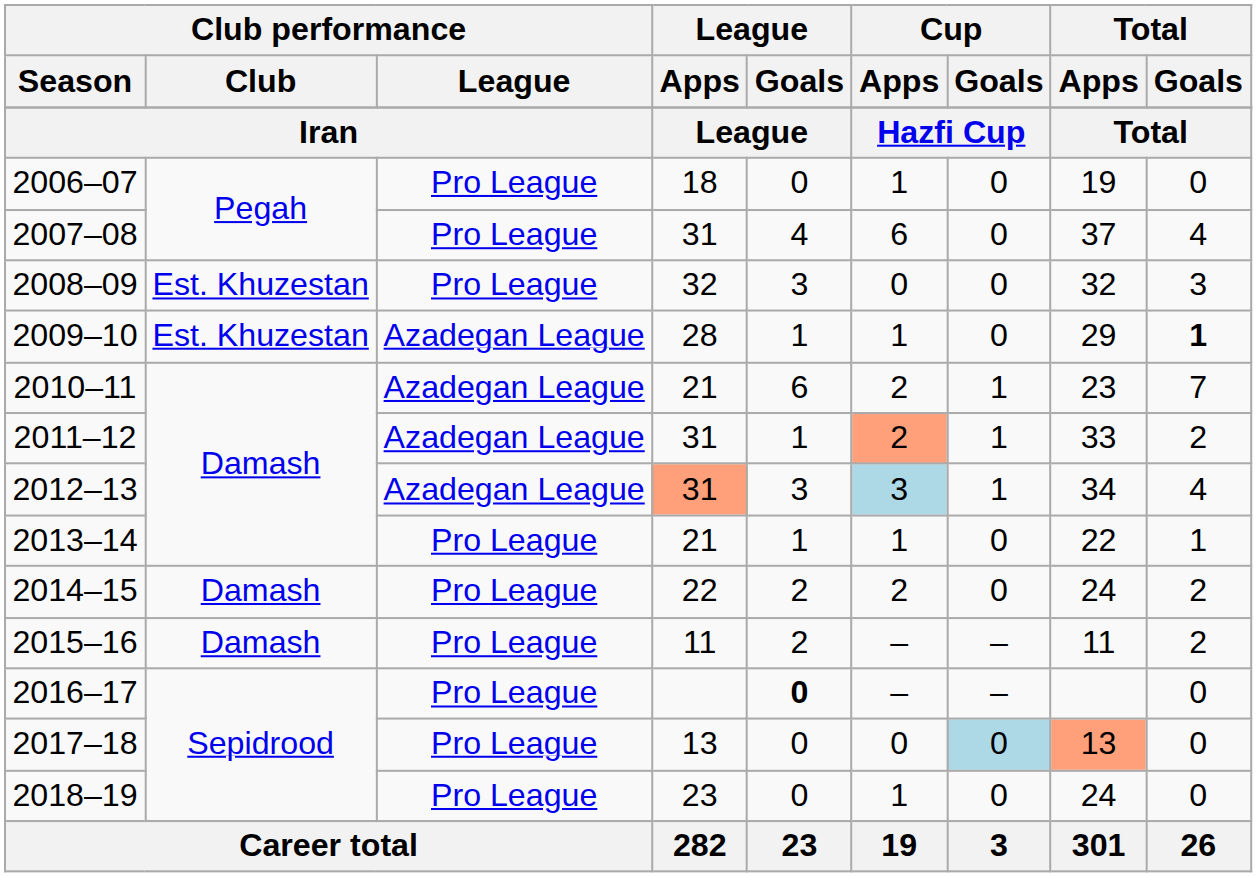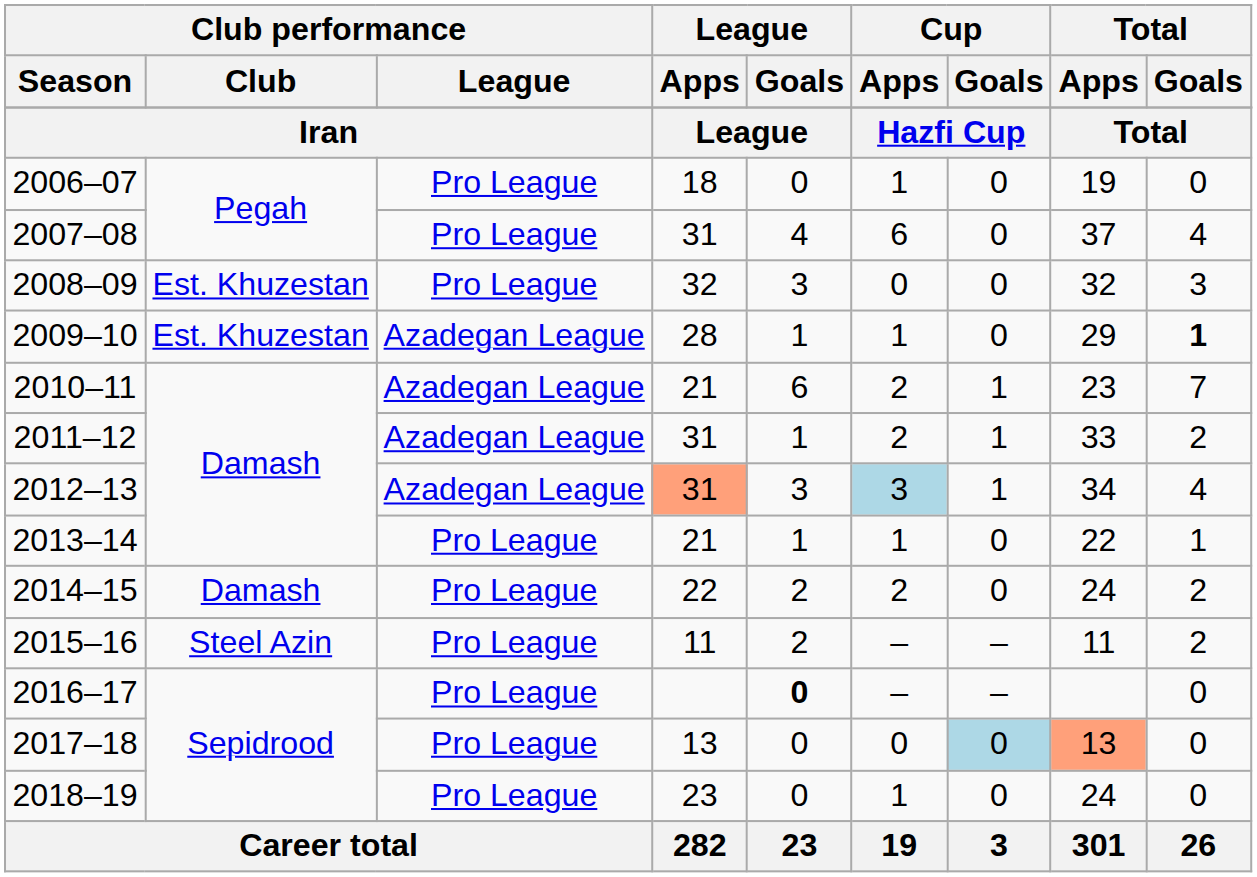(899, 438) lightsalmon background -> (899, 438) no background
(261, 642) Damash -> (261, 642) Steel Azin
